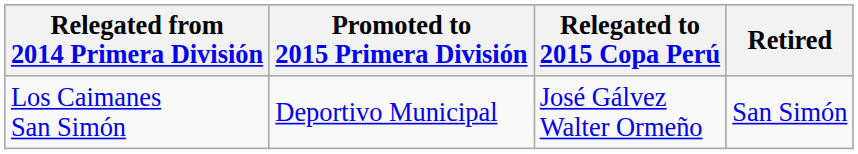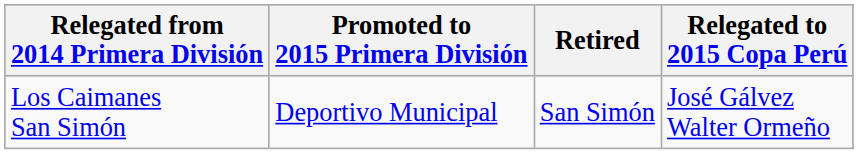columns swapped: (630, 40) <-> (790, 40)
